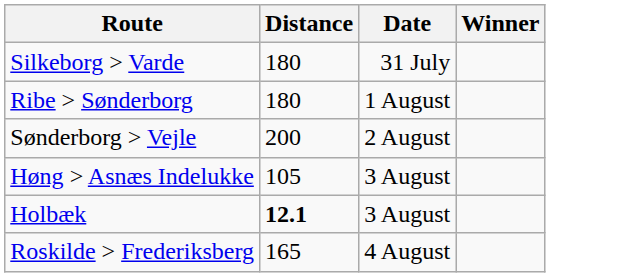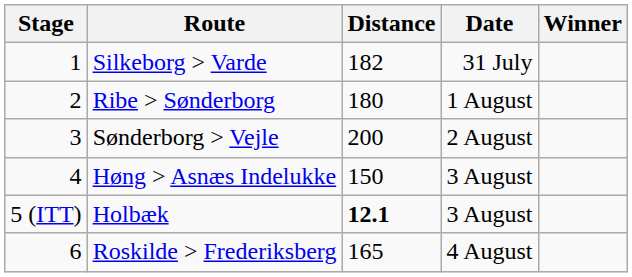+ column: (46, 23)
(283, 61) 180 -> (365, 61) 182
(283, 175) 105 -> (365, 175) 150
